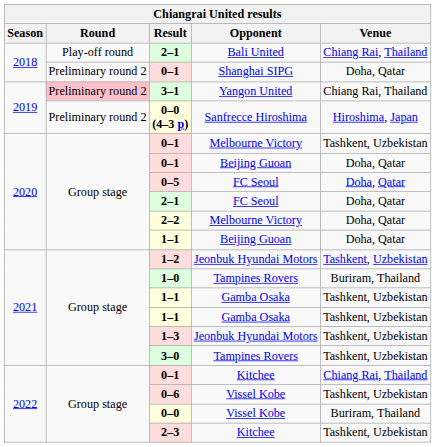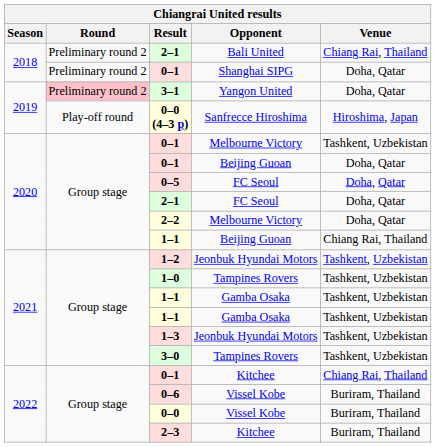(98, 52) Play-off round -> (98, 52) Preliminary round 2
(375, 91) Chiang Rai, Thailand -> (375, 91) Doha, Qatar
(98, 117) Preliminary round 2 -> (98, 117) Play-off round
(375, 239) Doha, Qatar -> (375, 239) Chiang Rai, Thailand
(375, 278) Buriram, Thailand -> (375, 278) Tashkent, Uzbekistan
(375, 394) Tashkent, Uzbekistan -> (375, 394) Buriram, Thailand
(375, 432) Tashkent, Uzbekistan -> (375, 432) Buriram, Thailand
